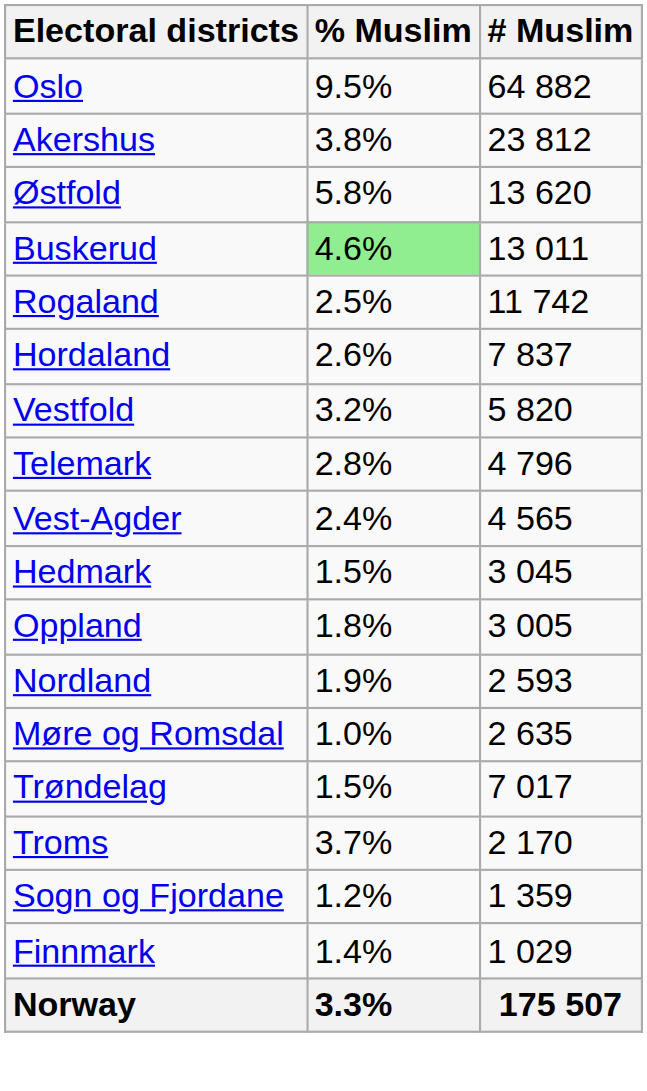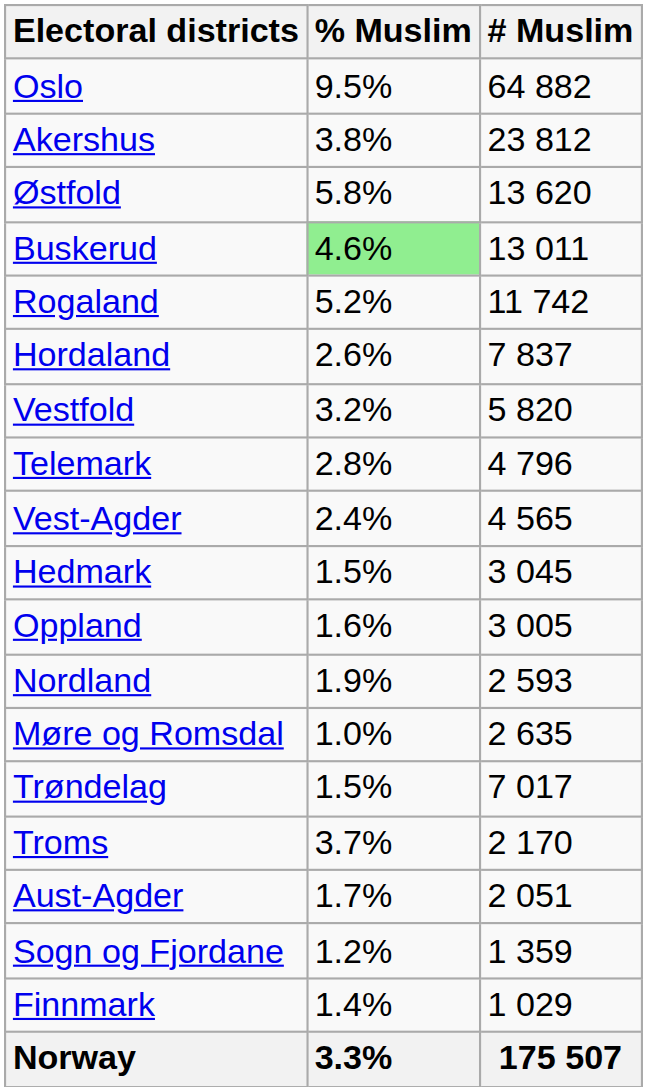(353, 301) 2.5% -> (353, 301) 5.2%
(353, 626) 1.8% -> (353, 626) 1.6%
+ row: (98, 896)
